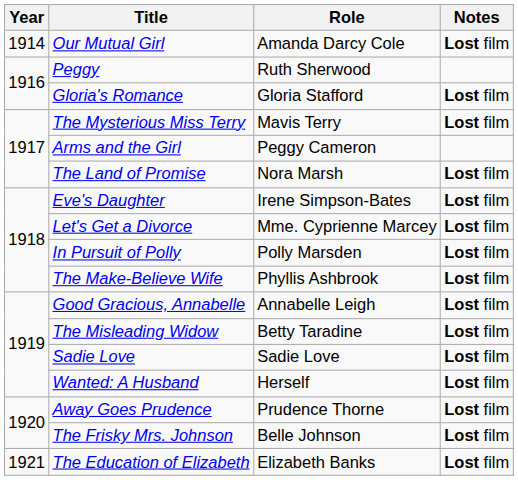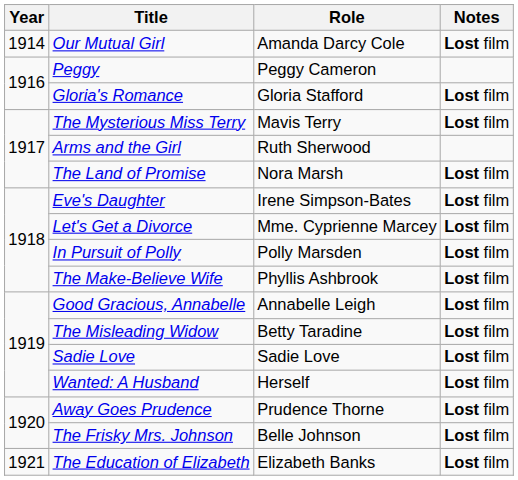(314, 69) Ruth Sherwood -> (317, 69) Peggy Cameron
(317, 148) Peggy Cameron -> (314, 148) Ruth Sherwood
